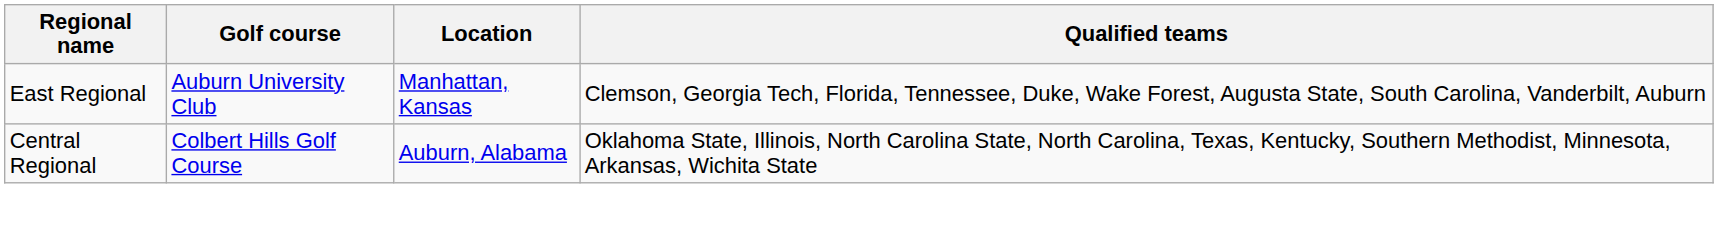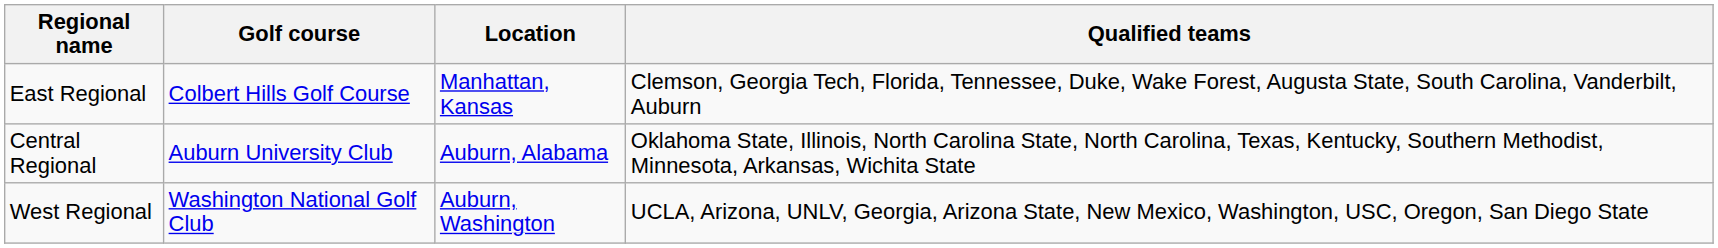(258, 93) Auburn University Club -> (289, 93) Colbert Hills Golf Course
(254, 153) Colbert Hills Golf Course -> (281, 153) Auburn University Club
+ row: (81, 212)
